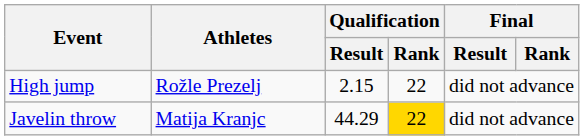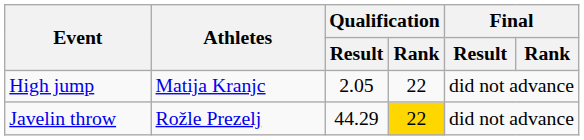(208, 86) Rožle Prezelj -> (211, 86) Matija Kranjc
(356, 86) 2.15 -> (356, 86) 2.05
(211, 118) Matija Kranjc -> (208, 118) Rožle Prezelj
